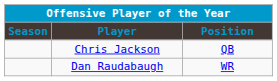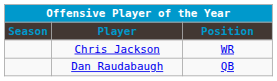(227, 49) QB -> (227, 49) WR
(227, 67) WR -> (227, 67) QB
